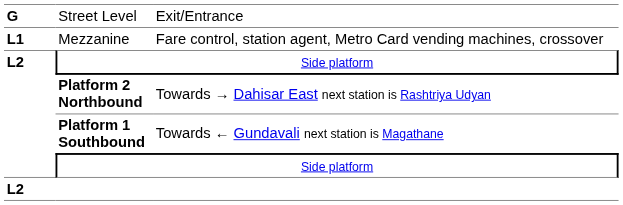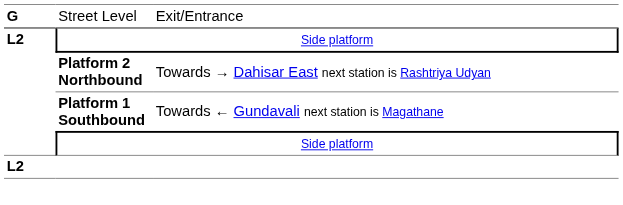- row: (94, 38)
